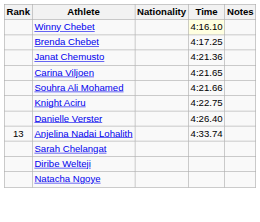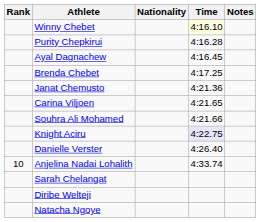+ row: (68, 42)
+ row: (70, 57)
(207, 103) no background -> (207, 133) lavender background
(18, 133) 13 -> (18, 164) 10
